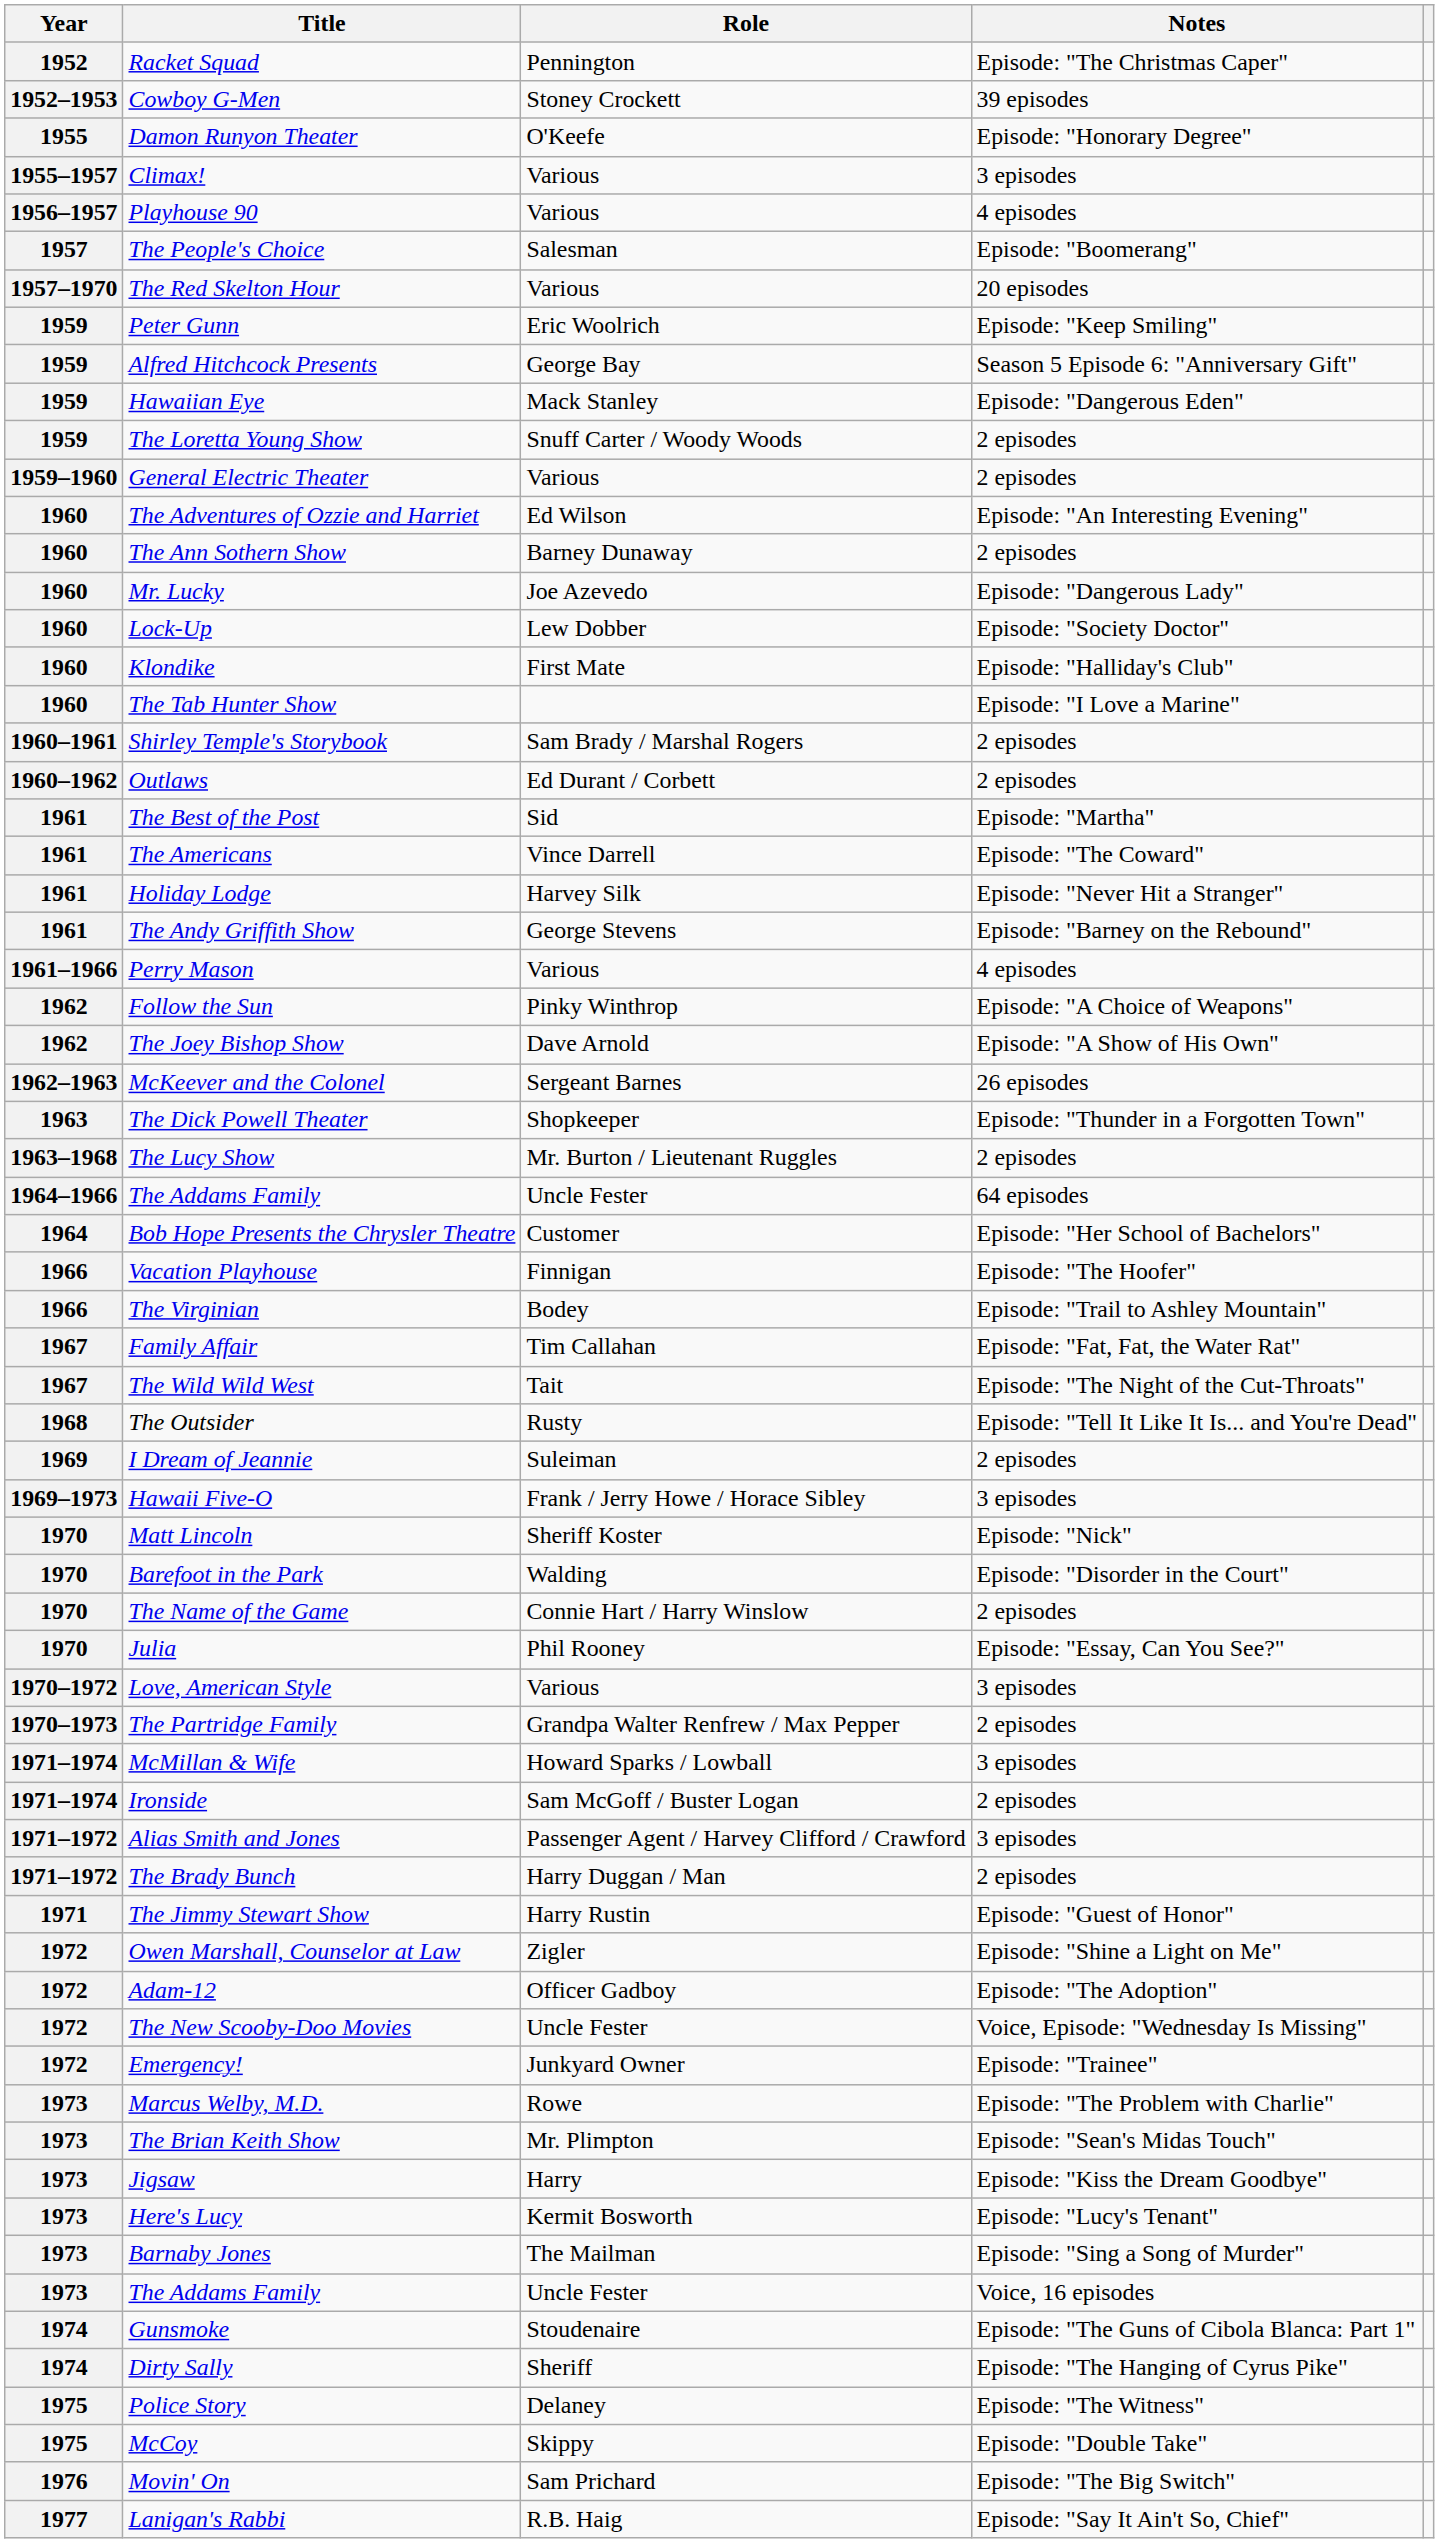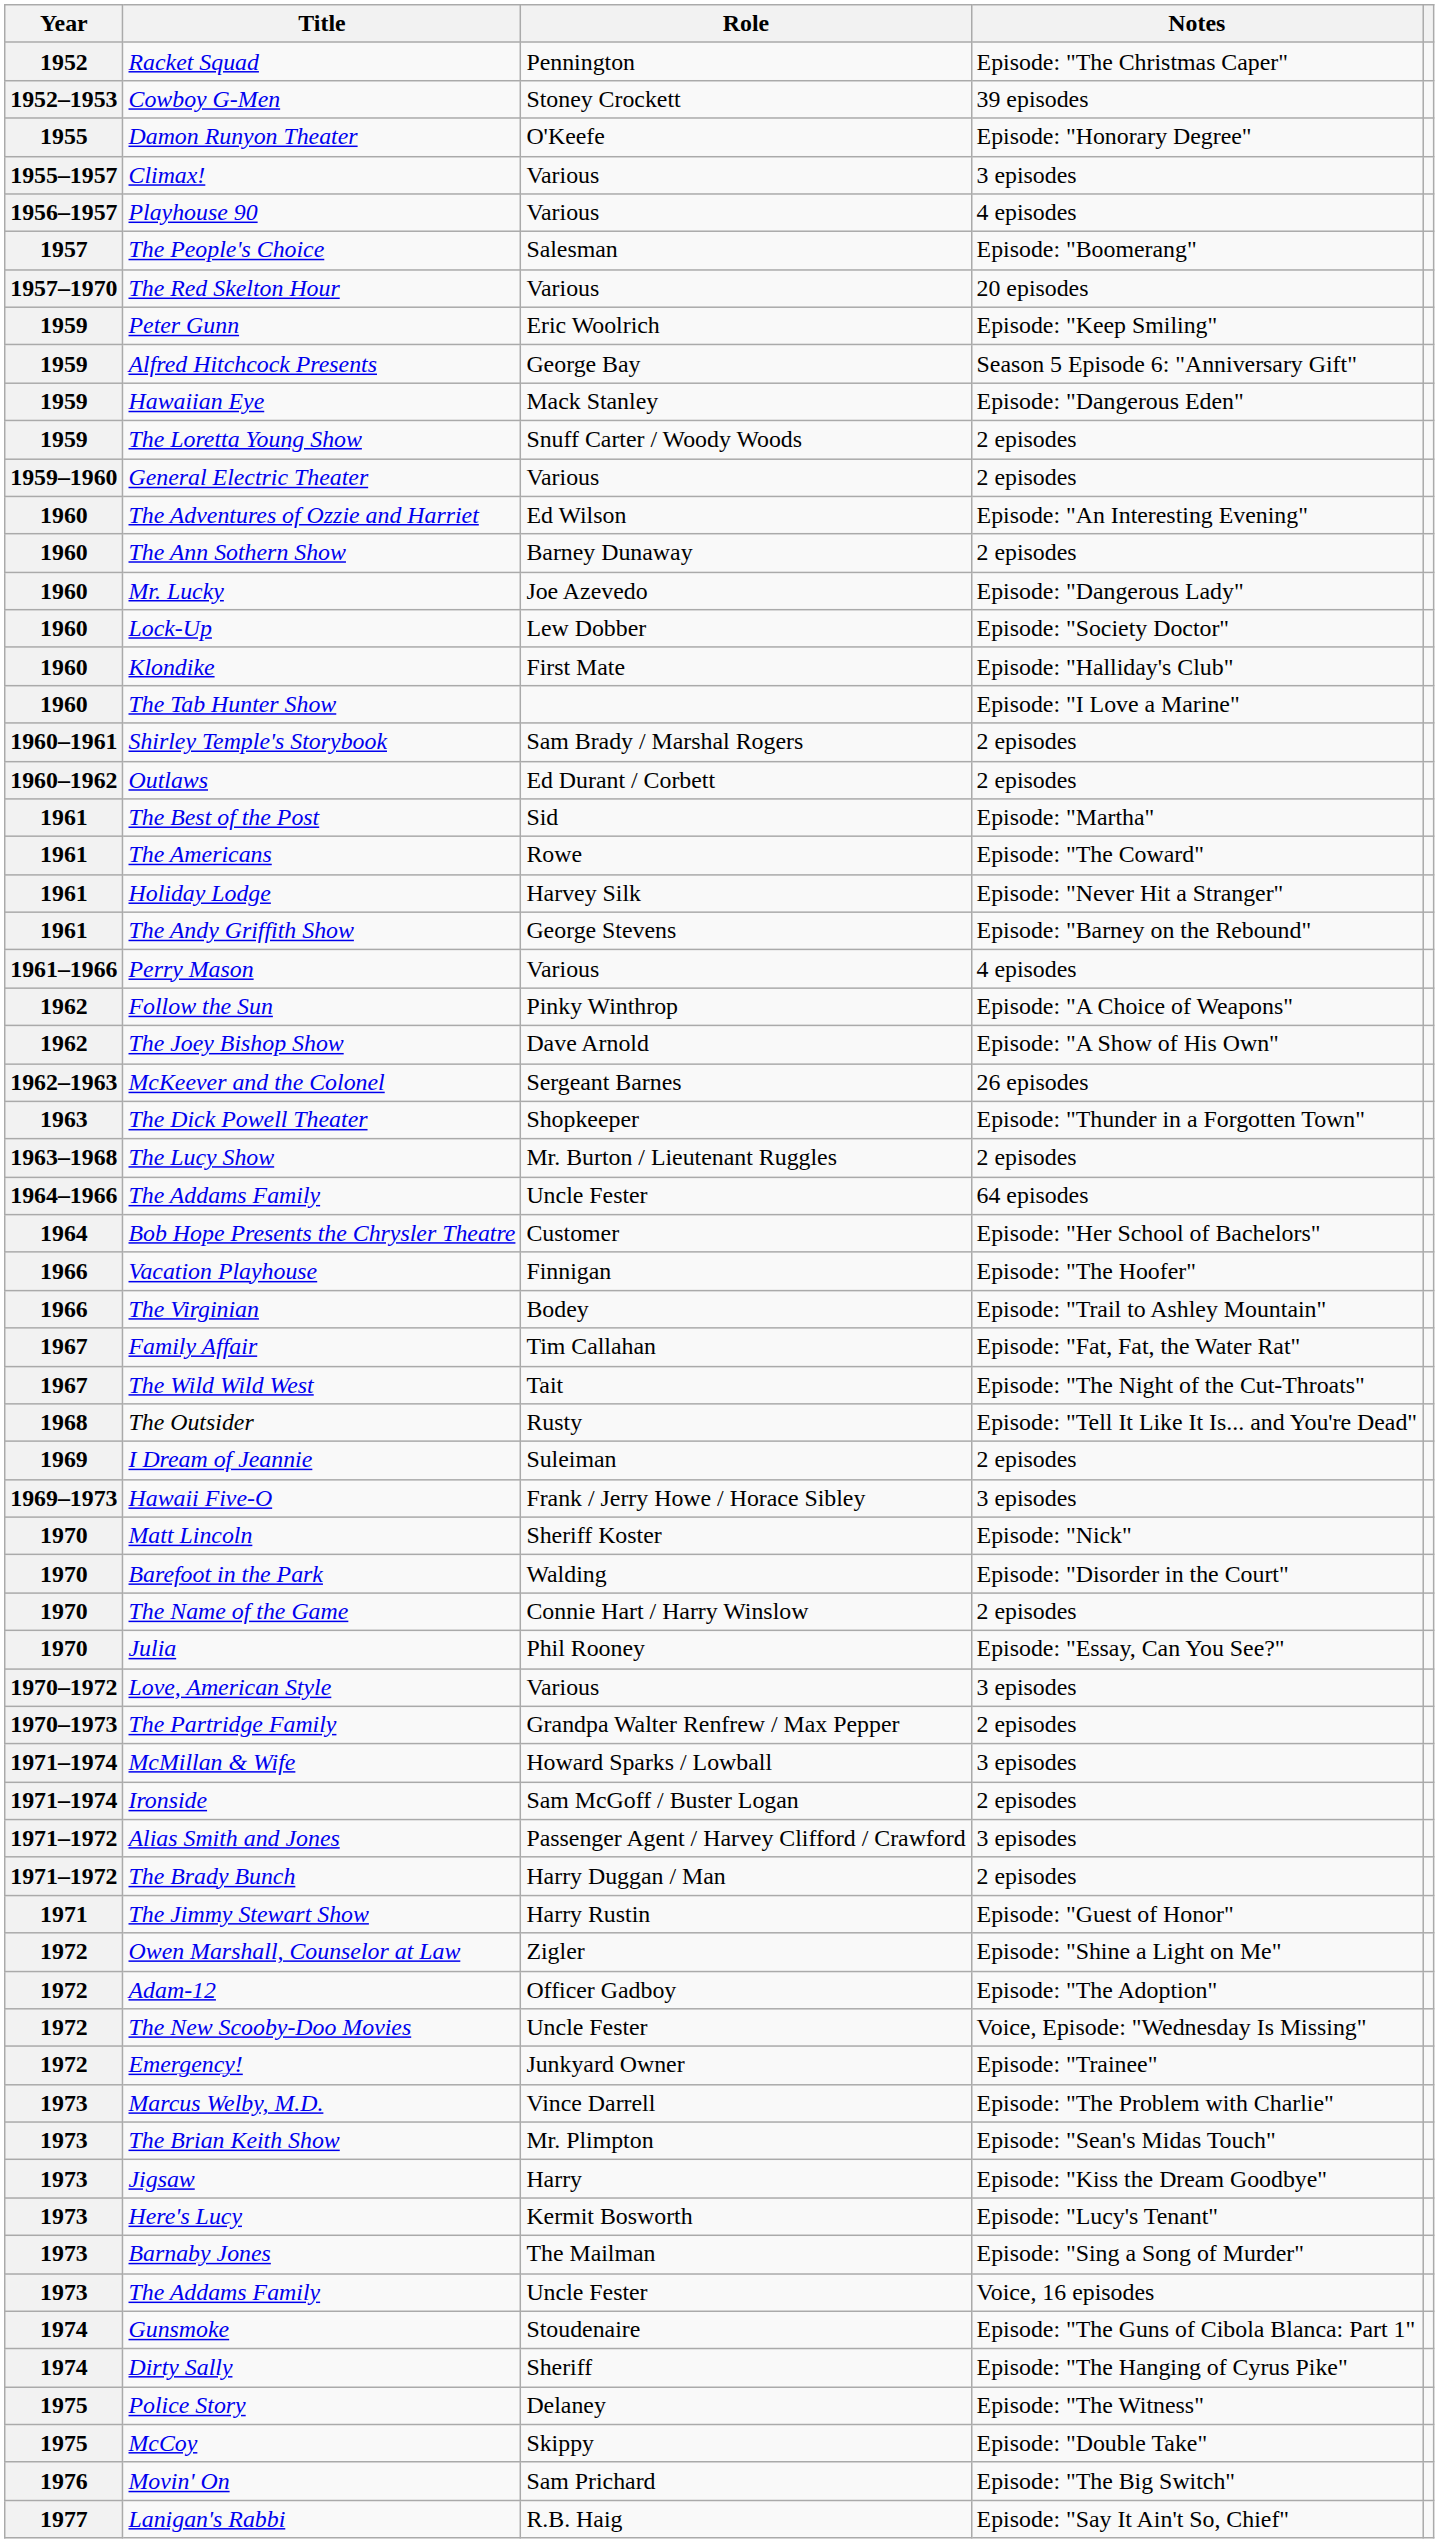(591, 855) Vince Darrell -> (554, 855) Rowe
(554, 2102) Rowe -> (591, 2102) Vince Darrell
